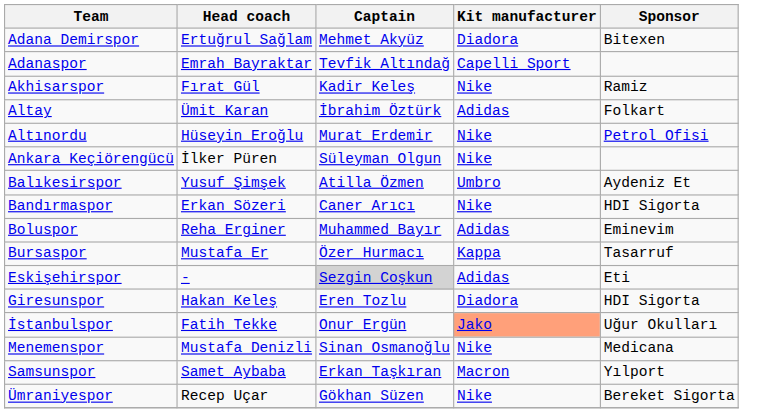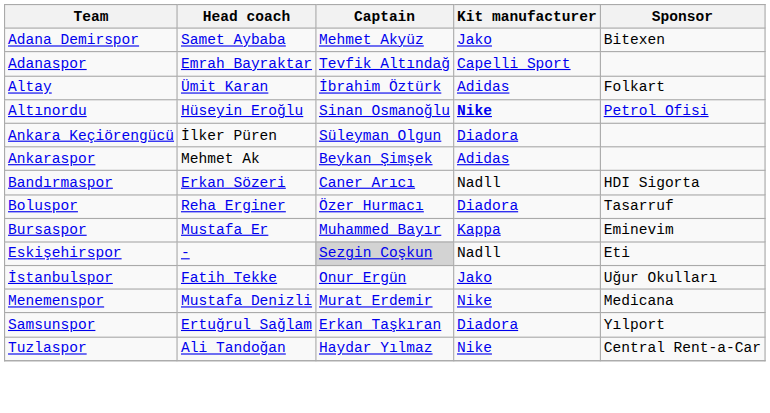(247, 40) Ertuğrul Sağlam -> (233, 40) Samet Aybaba
(488, 40) Diadora -> (474, 40) Jako
- row: (56, 88)
(376, 135) Murat Erdemir -> (385, 111) Sinan Osmanoğlu
(474, 135) normal -> (474, 111) bold
(474, 159) Nike -> (488, 135) Diadora
+ row: (52, 159)
- row: (65, 183)
(474, 206) Nike -> (479, 183) Nadll
(380, 230) Muhammed Bayır -> (371, 206) Özer Hurmacı
(483, 230) Adidas -> (488, 206) Diadora
(639, 230) Eminevim -> (639, 206) Tasarruf
(371, 254) Özer Hurmacı -> (380, 230) Muhammed Bayır
(639, 254) Tasarruf -> (639, 230) Eminevim
(483, 277) Adidas -> (479, 254) Nadll
- row: (56, 301)
(474, 325) lightsalmon background -> (474, 277) no background
(385, 349) Sinan Osmanoğlu -> (376, 301) Murat Erdemir
(233, 372) Samet Aybaba -> (247, 325) Ertuğrul Sağlam
(483, 372) Macron -> (488, 325) Diadora
+ row: (47, 349)
- row: (60, 396)
